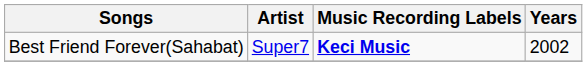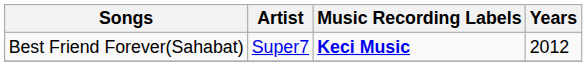(549, 46) 2002 -> (549, 46) 2012
